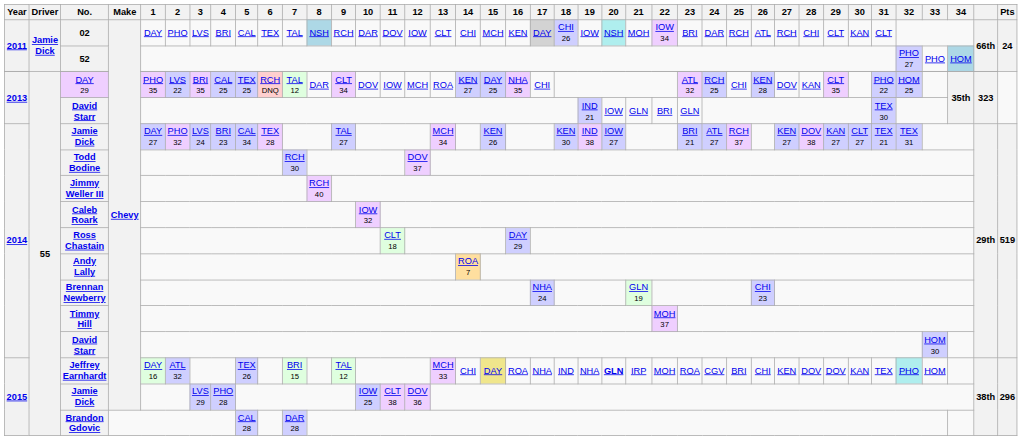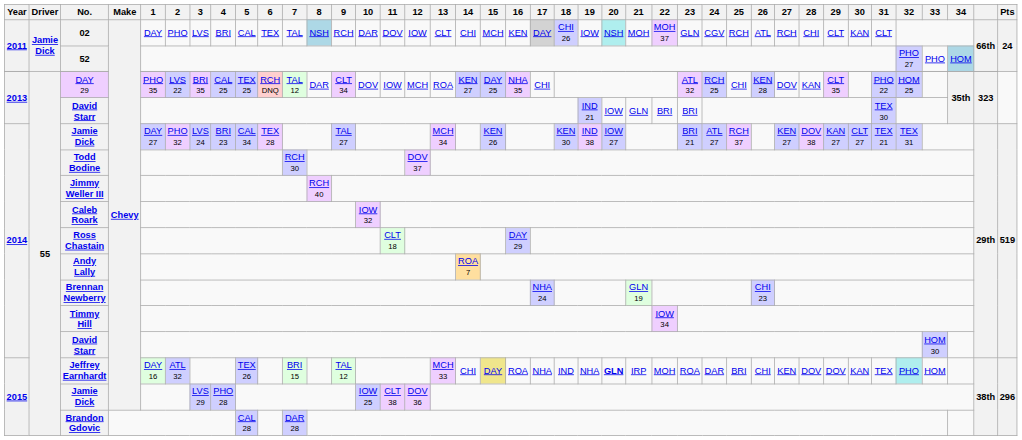(665, 32) IOW 34 -> (665, 32) MOH 37
(690, 33) BRI -> (690, 33) GLN
(714, 33) DAR -> (714, 33) CGV
(690, 111) GLN -> (690, 111) BRI
(665, 318) MOH 37 -> (665, 318) IOW 34
(714, 371) CGV -> (714, 371) DAR
